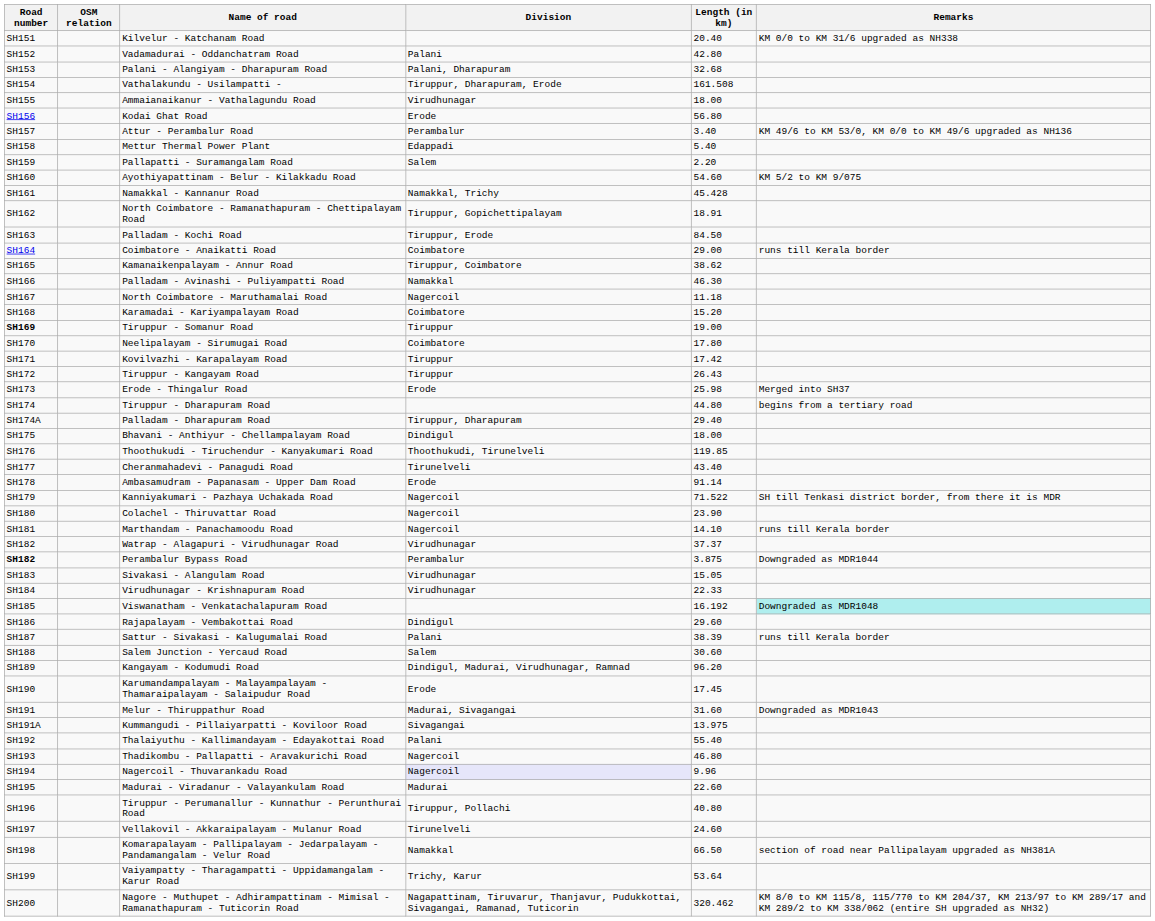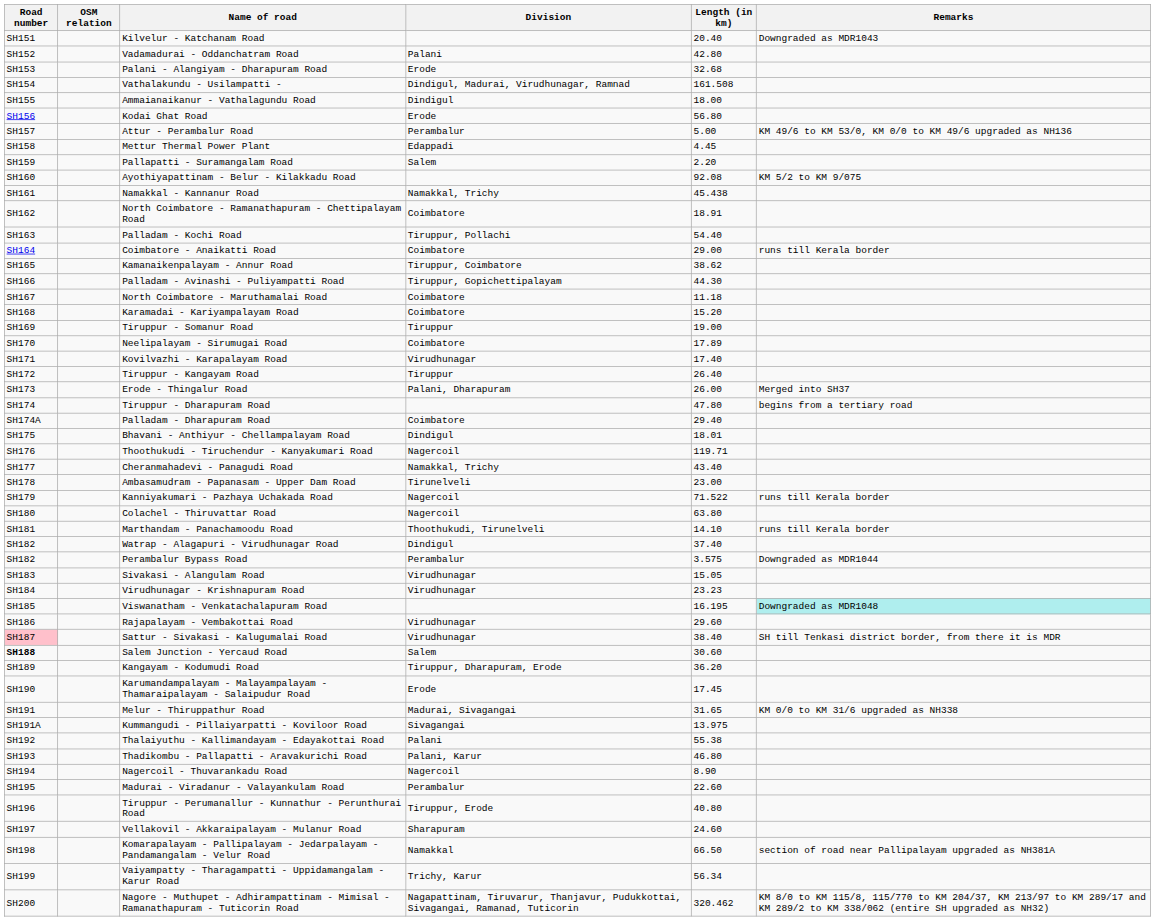(858, 39) KM 0/0 to KM 31/6 upgraded as NH338 -> (818, 39) Downgraded as MDR1043
(459, 69) Palani, Dharapuram -> (422, 69) Erode
(485, 85) Tiruppur, Dharapuram, Erode -> (519, 85) Dindigul, Madurai, Virudhunagar, Ramnad
(442, 100) Virudhunagar -> (431, 100) Dindigul
(705, 131) 3.40 -> (705, 131) 5.00
(705, 147) 5.40 -> (705, 147) 4.45
(708, 178) 54.60 -> (708, 178) 92.08
(711, 193) 45.428 -> (711, 193) 45.438
(485, 214) Tiruppur, Gopichettipalayam -> (436, 214) Coimbatore
(451, 235) Tiruppur, Erode -> (459, 235) Tiruppur, Pollachi
(708, 235) 84.50 -> (708, 235) 54.40
(431, 281) Namakkal -> (485, 281) Tiruppur, Gopichettipalayam
(708, 281) 46.30 -> (708, 281) 44.30
(433, 297) Nagercoil -> (436, 297) Coimbatore
(21, 328) bold -> (21, 328) normal
(708, 343) 17.80 -> (708, 343) 17.89
(431, 359) Tiruppur -> (442, 359) Virudhunagar
(708, 359) 17.42 -> (708, 359) 17.40
(708, 374) 26.43 -> (708, 374) 26.40
(422, 390) Erode -> (459, 390) Palani, Dharapuram
(708, 390) 25.98 -> (708, 390) 26.00
(708, 405) 44.80 -> (708, 405) 47.80
(465, 421) Tiruppur, Dharapuram -> (436, 421) Coimbatore
(708, 436) 18.00 -> (708, 436) 18.01
(476, 452) Thoothukudi, Tirunelveli -> (433, 452) Nagercoil
(711, 452) 119.85 -> (711, 452) 119.71
(439, 467) Tirunelveli -> (453, 467) Namakkal, Trichy
(422, 483) Erode -> (439, 483) Tirunelveli
(708, 483) 91.14 -> (708, 483) 23.00
(910, 498) SH till Tenkasi district border, from there it is MDR -> (824, 498) runs till Kerala border
(708, 513) 23.90 -> (708, 513) 63.80
(433, 529) Nagercoil -> (476, 529) Thoothukudi, Tirunelveli
(442, 544) Virudhunagar -> (431, 544) Dindigul
(708, 544) 37.37 -> (708, 544) 37.40
(21, 560) bold -> (21, 560) normal
(708, 560) 3.875 -> (708, 560) 3.575
(708, 591) 22.33 -> (708, 591) 23.23
(711, 606) 16.192 -> (711, 606) 16.195
(431, 622) Dindigul -> (442, 622) Virudhunagar
(21, 637) no background -> (21, 637) pink background
(425, 637) Palani -> (442, 637) Virudhunagar
(708, 637) 38.39 -> (708, 637) 38.40
(824, 637) runs till Kerala border -> (910, 637) SH till Tenkasi district border, from there it is MDR
(21, 653) normal -> (21, 653) bold
(519, 668) Dindigul, Madurai, Virudhunagar, Ramnad -> (485, 668) Tiruppur, Dharapuram, Erode
(708, 668) 96.20 -> (708, 668) 36.20
(708, 710) 31.60 -> (708, 710) 31.65
(818, 710) Downgraded as MDR1043 -> (858, 710) KM 0/0 to KM 31/6 upgraded as NH338
(708, 741) 55.40 -> (708, 741) 55.38
(433, 756) Nagercoil -> (445, 756) Palani, Karur
(433, 772) lavender background -> (433, 772) no background
(705, 772) 9.96 -> (705, 772) 8.90
(428, 787) Madurai -> (436, 787) Perambalur
(459, 808) Tiruppur, Pollachi -> (451, 808) Tiruppur, Erode
(439, 829) Tirunelveli -> (436, 829) Sharapuram
(708, 877) 53.64 -> (708, 877) 56.34
